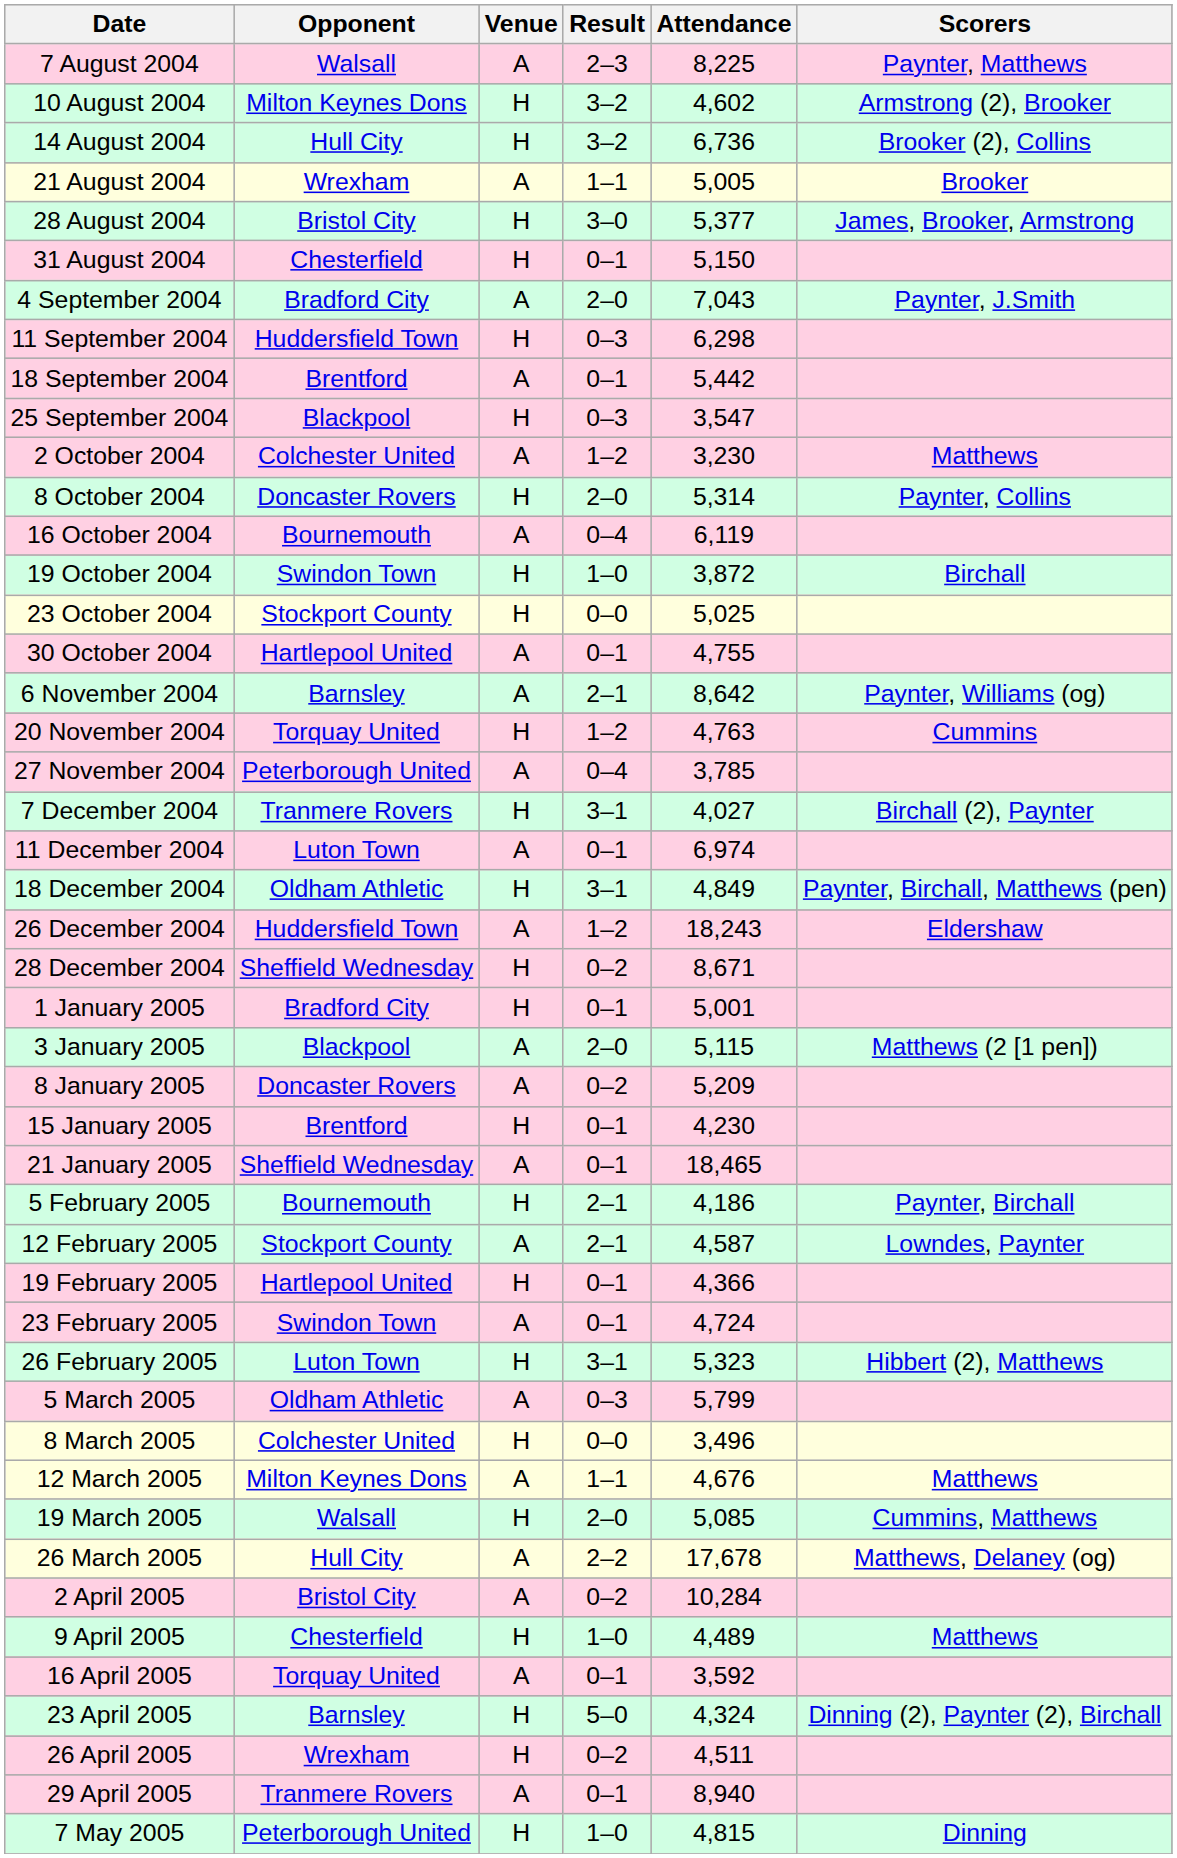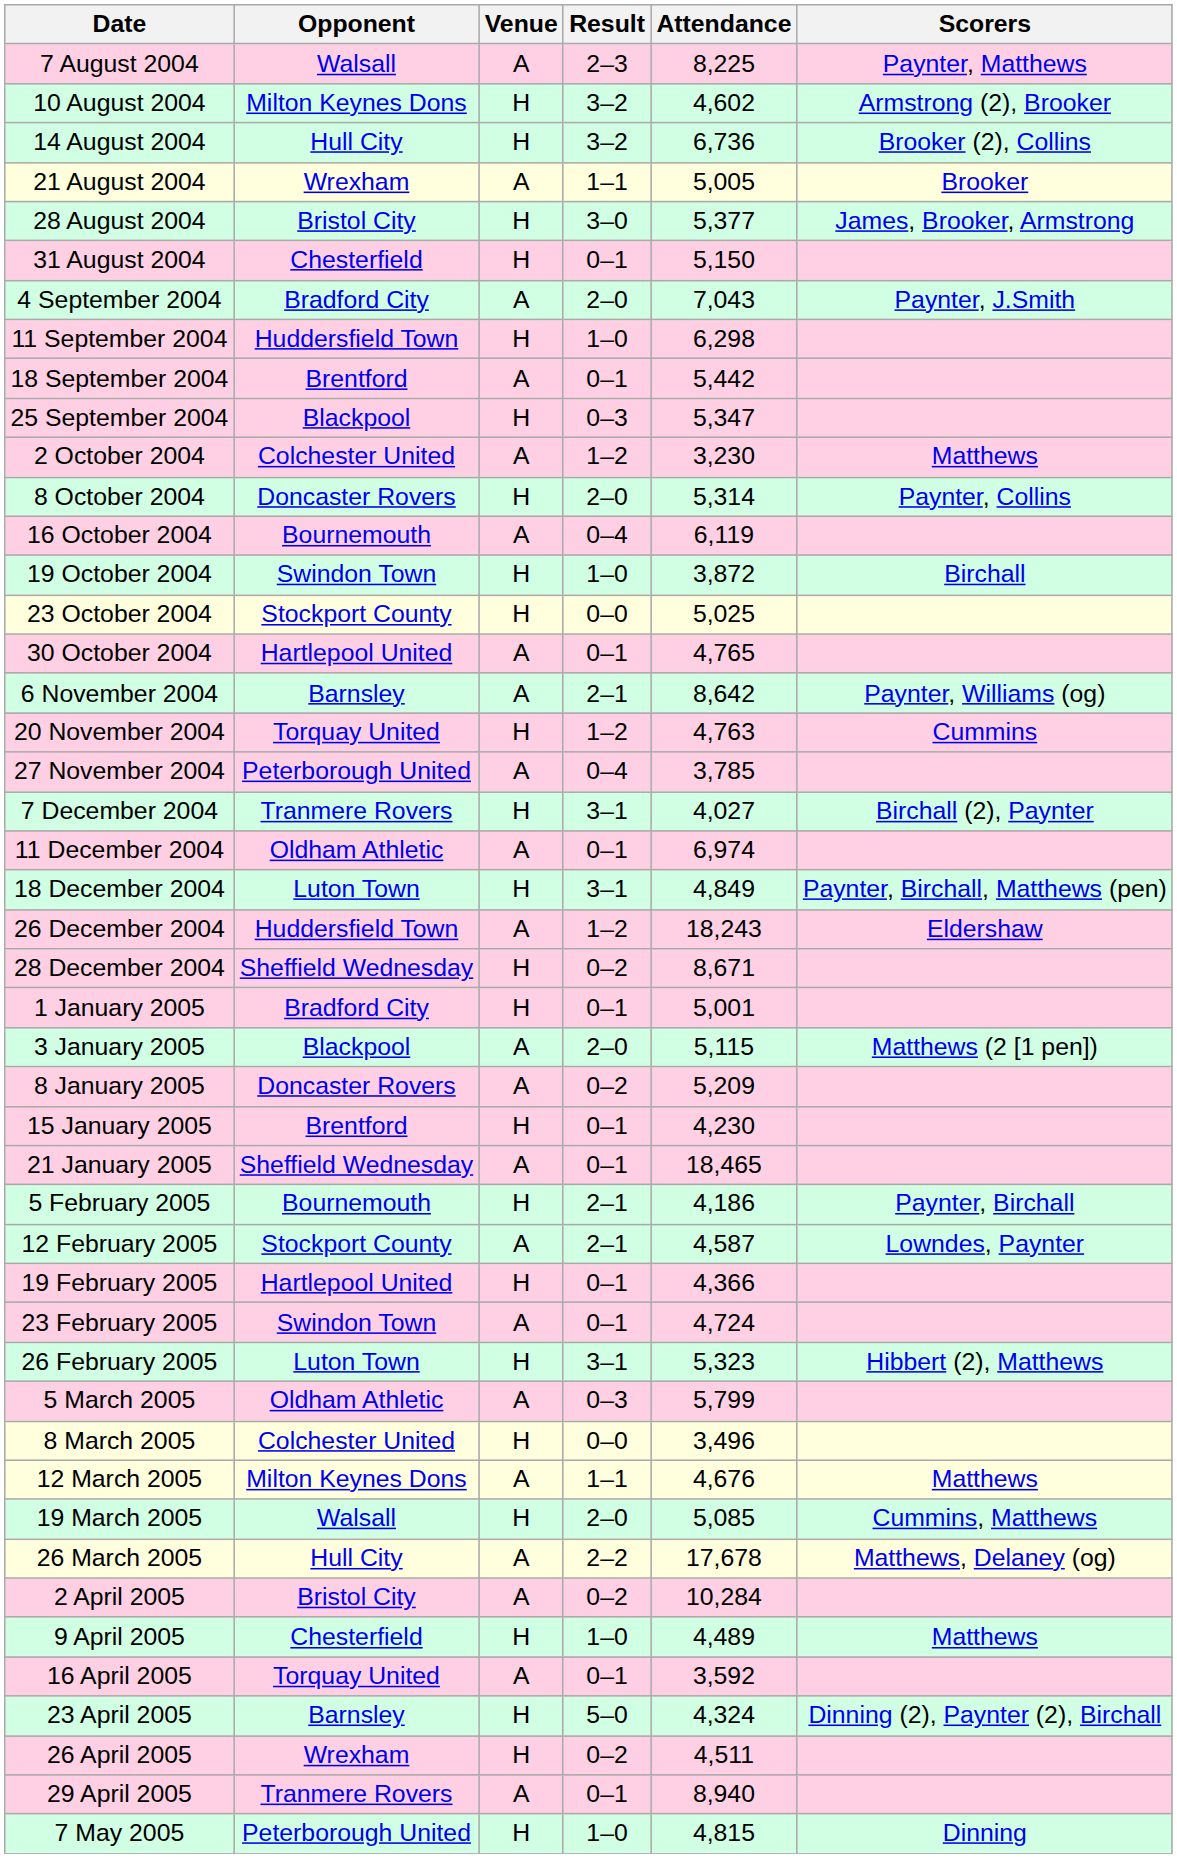(607, 338) 0–3 -> (607, 338) 1–0
(724, 417) 3,547 -> (724, 417) 5,347
(724, 653) 4,755 -> (724, 653) 4,765
(356, 850) Luton Town -> (357, 850) Oldham Athletic
(357, 889) Oldham Athletic -> (356, 889) Luton Town
